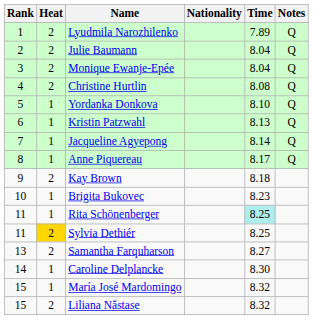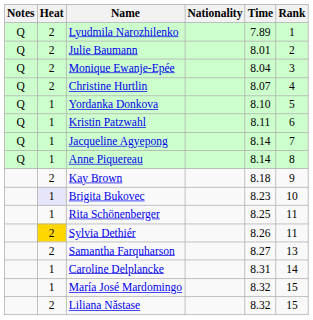columns swapped: (20, 13) <-> (292, 13)
(260, 50) 8.04 -> (260, 50) 8.01
(260, 86) 8.08 -> (260, 86) 8.07
(260, 123) 8.13 -> (260, 123) 8.11
(260, 159) 8.17 -> (260, 159) 8.14
(51, 196) no background -> (52, 196) lavender background
(260, 214) paleturquoise background -> (260, 214) no background
(260, 232) 8.25 -> (260, 232) 8.26
(260, 269) 8.30 -> (260, 269) 8.31
